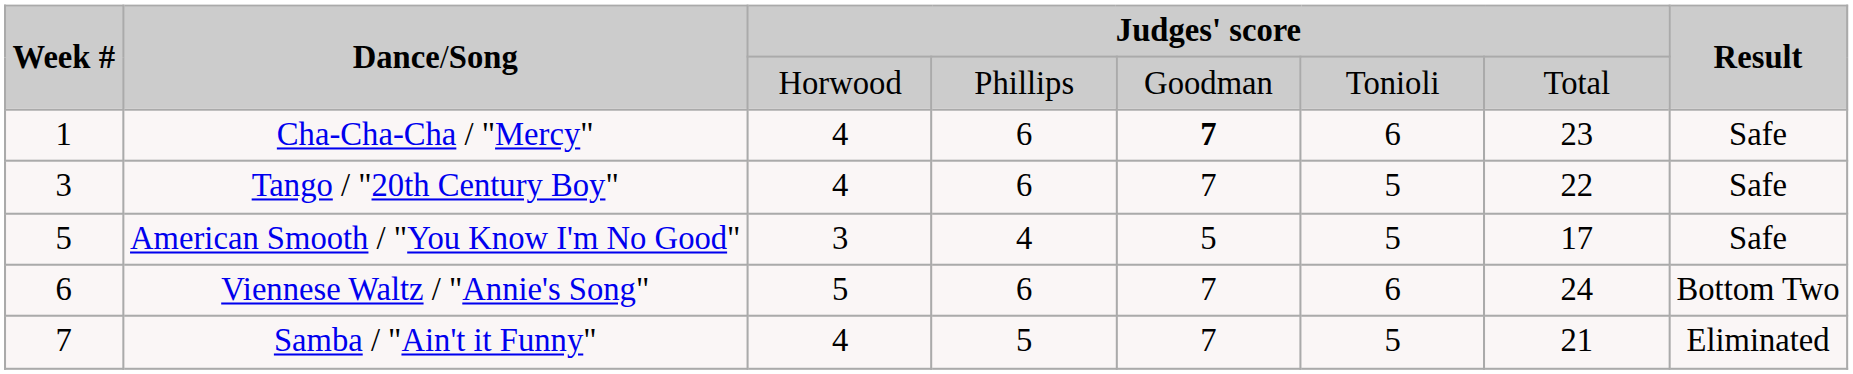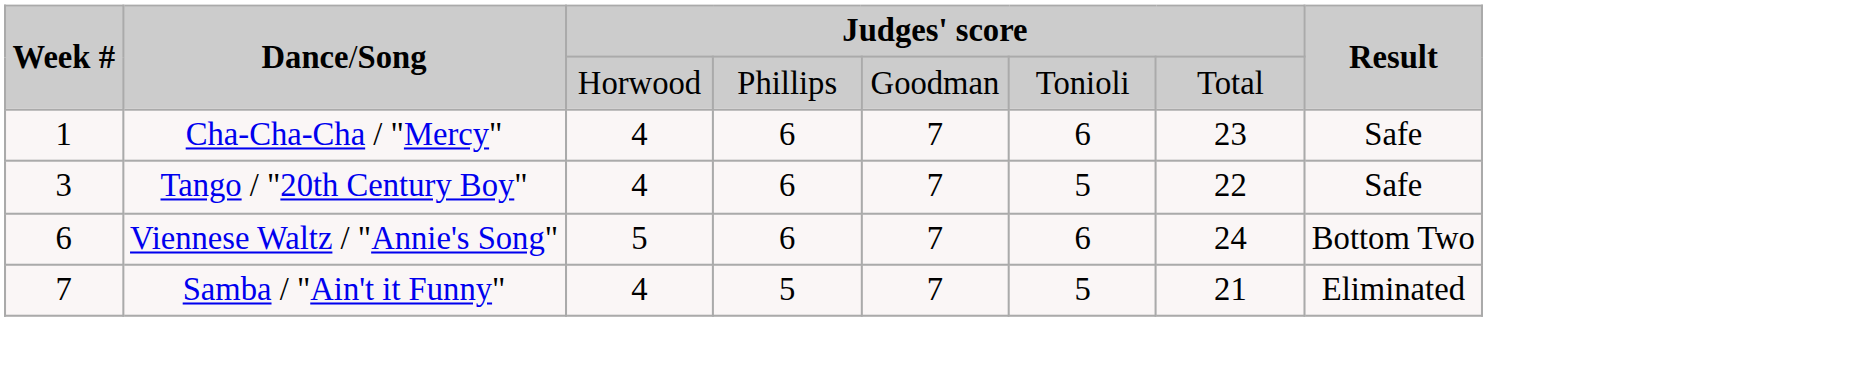(1208, 134) bold -> (935, 134) normal
- row: (64, 238)
